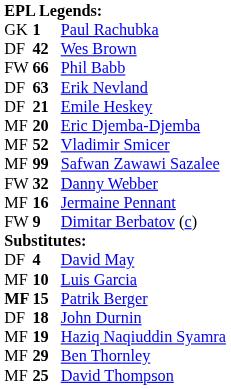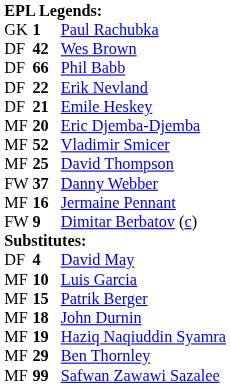(16, 68) FW -> (15, 68) DF
(41, 87) 63 -> (41, 87) 22
rows swapped: (117, 375) <-> (140, 164)
(41, 183) 32 -> (41, 183) 37
(17, 298) bold -> (16, 298) normal
(15, 317) DF -> (16, 317) MF
